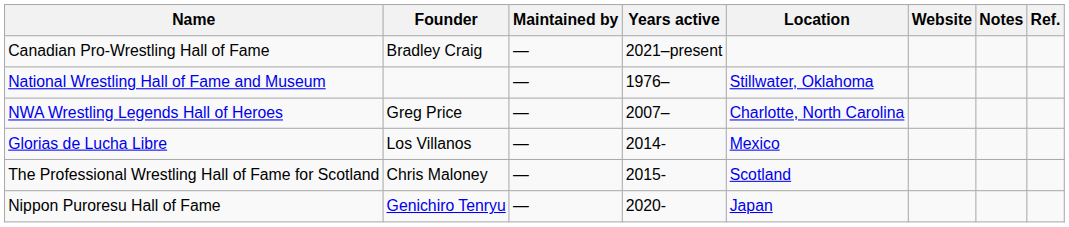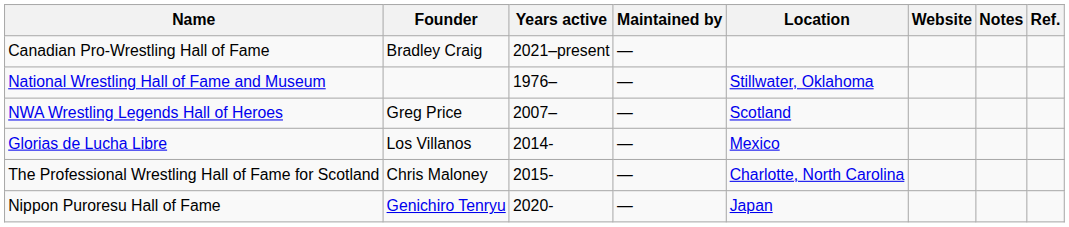columns swapped: (566, 19) <-> (674, 19)
(817, 112) Charlotte, North Carolina -> (760, 112) Scotland
(760, 175) Scotland -> (817, 175) Charlotte, North Carolina
